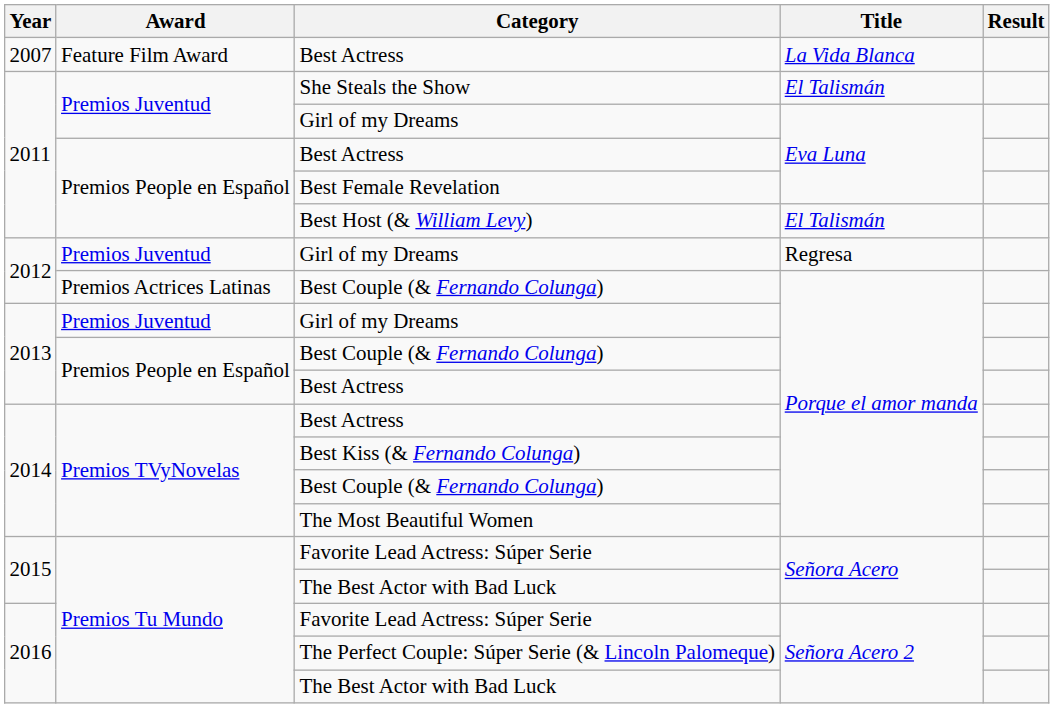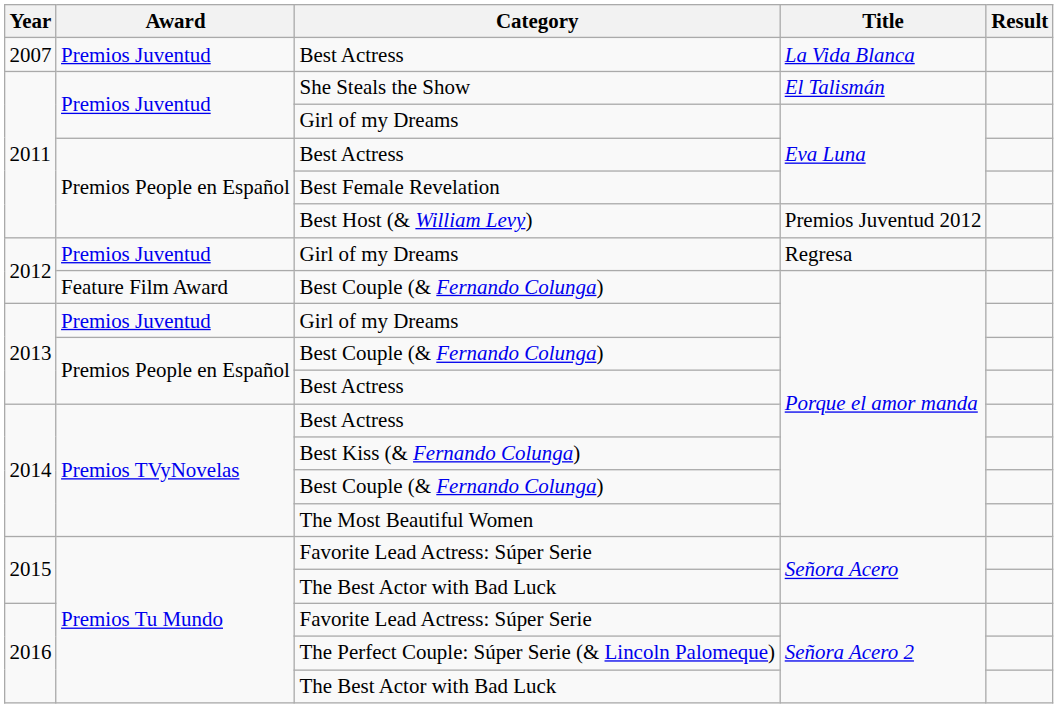(145, 54) Feature Film Award -> (136, 54) Premios Juventud
(835, 220) El Talismán -> (883, 220) Premios Juventud 2012
(166, 287) Premios Actrices Latinas -> (145, 287) Feature Film Award
